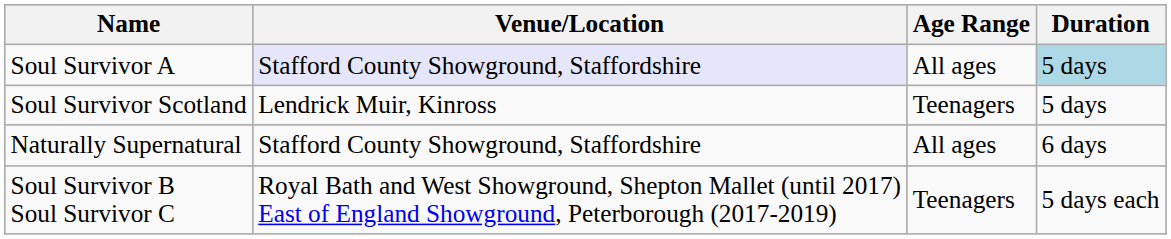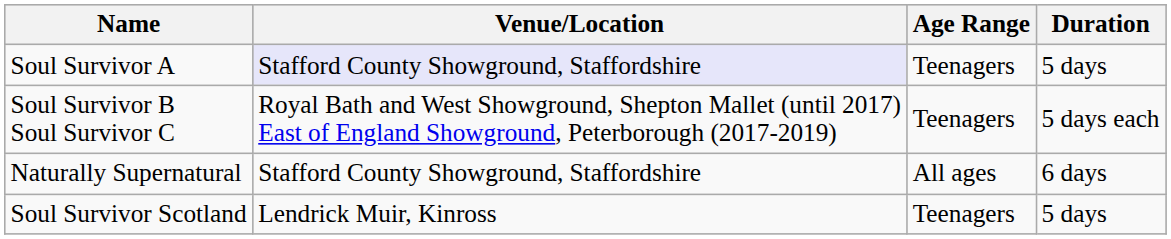(954, 64) All ages -> (964, 64) Teenagers
(1074, 64) lightblue background -> (1074, 64) no background
rows swapped: (93, 199) <-> (129, 104)
